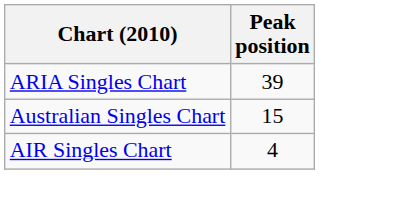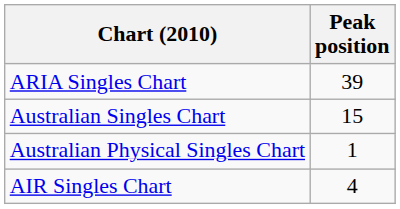+ row: (157, 150)
